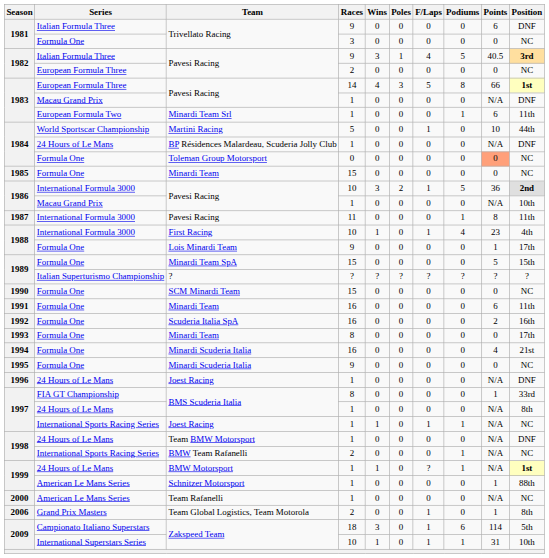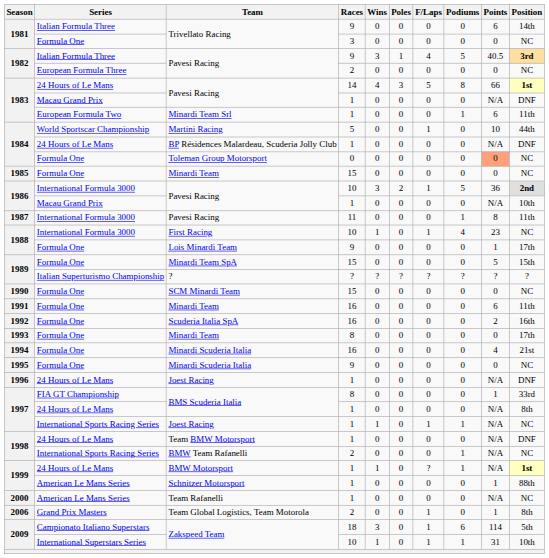(527, 26) DNF -> (527, 26) 14th
(82, 85) European Formula Three -> (75, 85) 24 Hours of Le Mans
(527, 233) 4th -> (527, 233) NC
